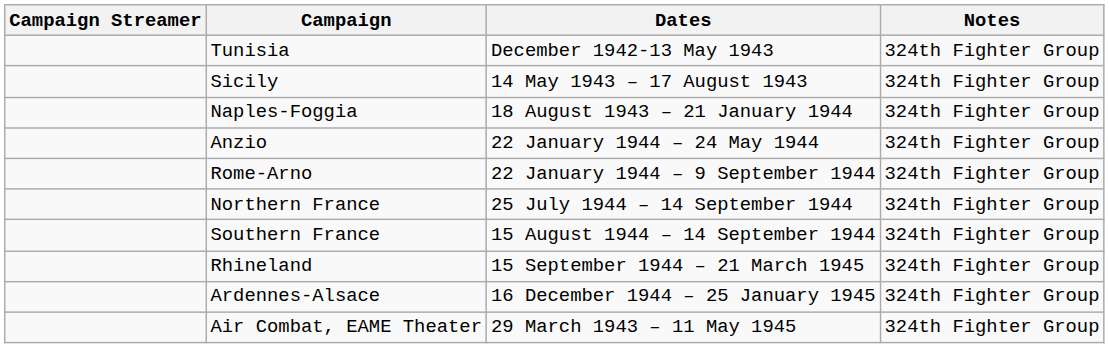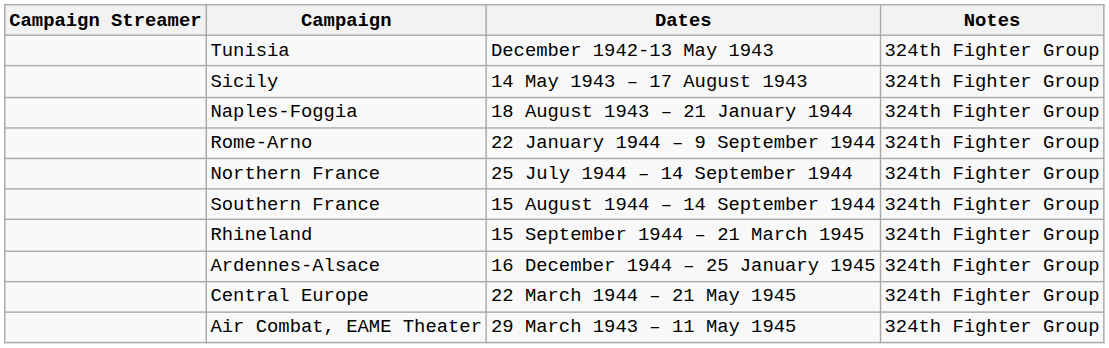- row: (239, 143)
+ row: (290, 297)
